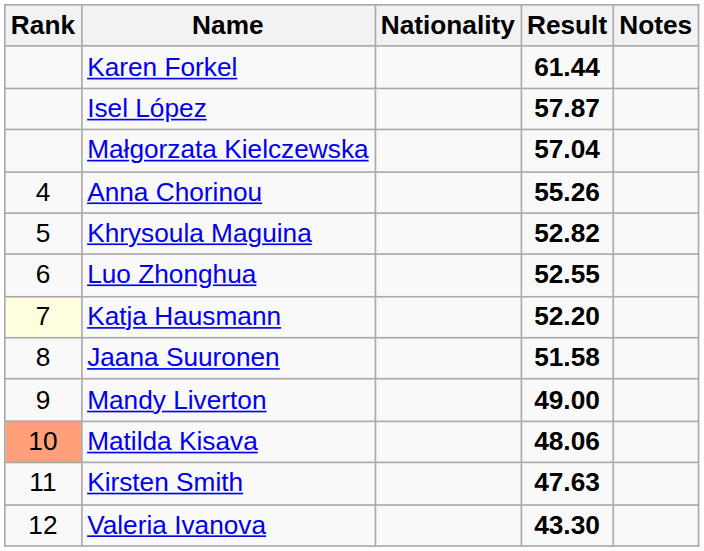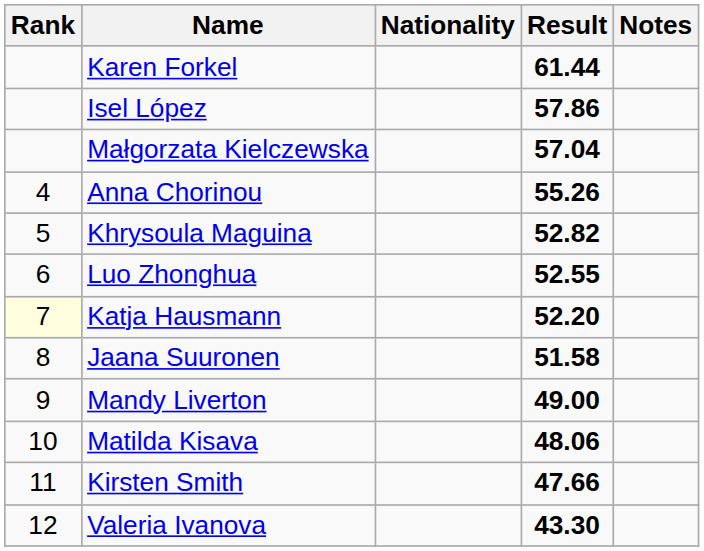(567, 108) 57.87 -> (567, 108) 57.86
(43, 441) lightsalmon background -> (43, 441) no background
(567, 483) 47.63 -> (567, 483) 47.66
